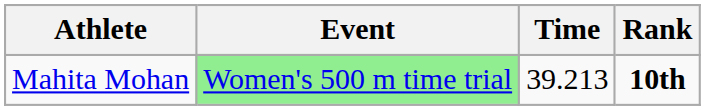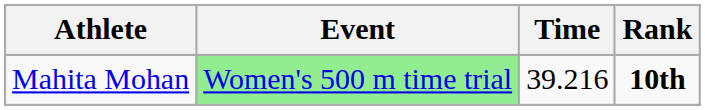(567, 78) 39.213 -> (567, 78) 39.216
